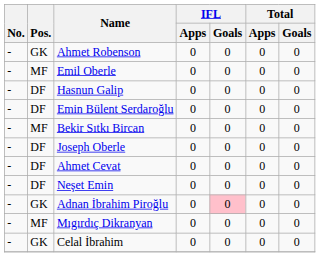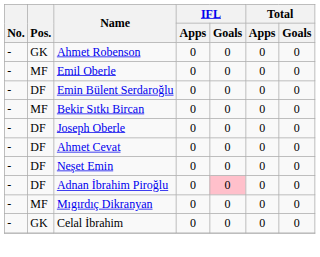- row: (90, 90)
(39, 204) GK -> (38, 185) DF
